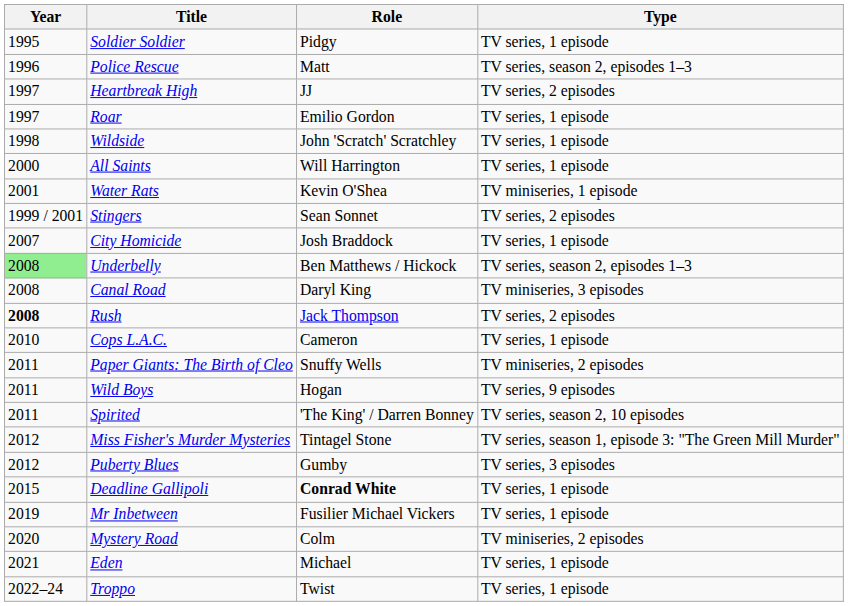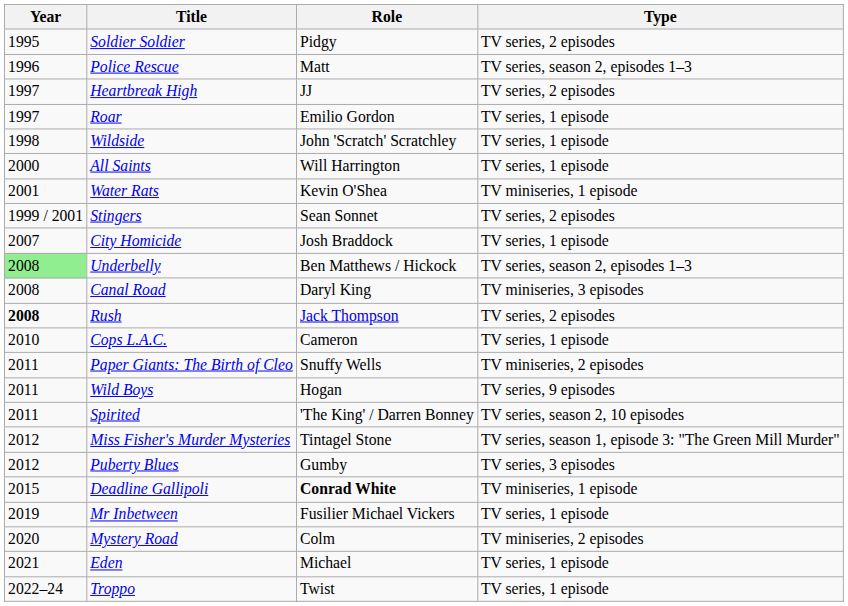(545, 41) TV series, 1 episode -> (548, 41) TV series, 2 episodes
(545, 489) TV series, 1 episode -> (559, 489) TV miniseries, 1 episode
